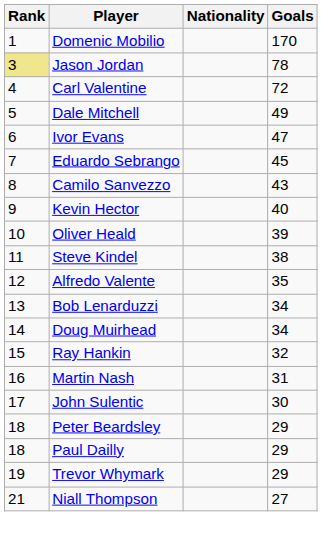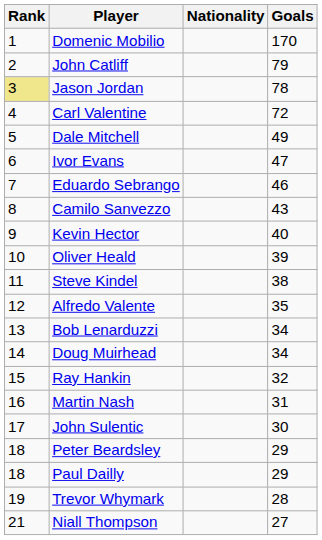+ row: (90, 64)
(280, 161) 45 -> (280, 185) 46
(280, 474) 29 -> (280, 498) 28
